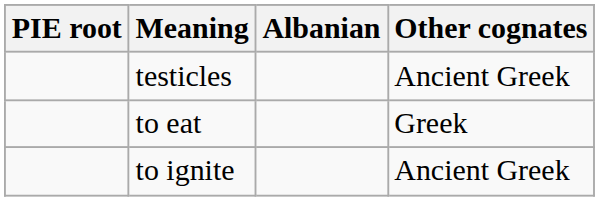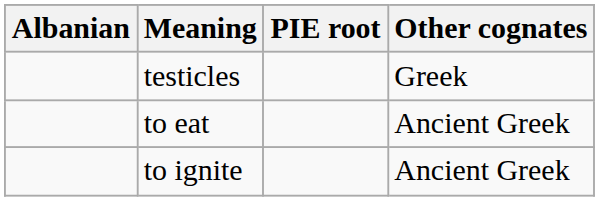columns swapped: (67, 28) <-> (321, 28)
(482, 75) Ancient Greek -> (431, 75) Greek
(431, 123) Greek -> (482, 123) Ancient Greek
